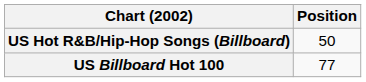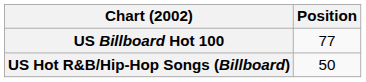rows swapped: (149, 64) <-> (149, 40)
